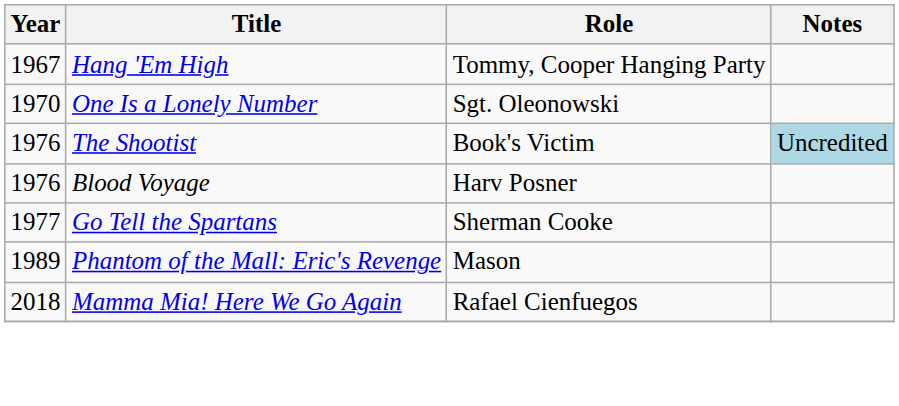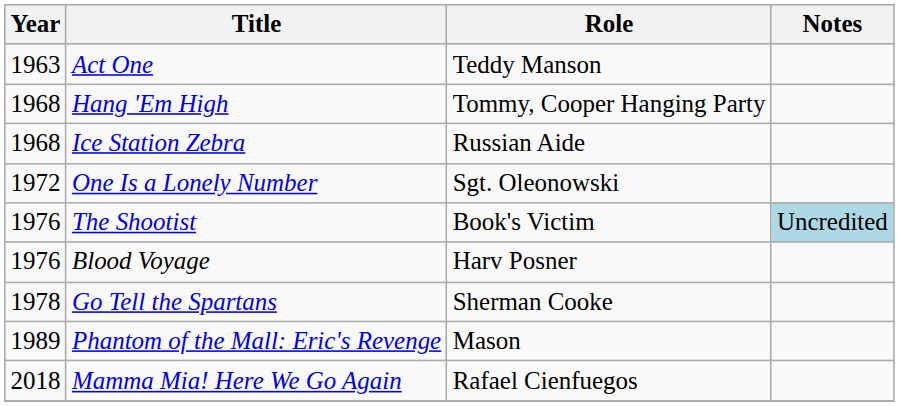+ row: (113, 63)
(35, 63) 1967 -> (35, 103) 1968
+ row: (159, 143)
(35, 103) 1970 -> (35, 182) 1972
(35, 222) 1977 -> (35, 301) 1978
